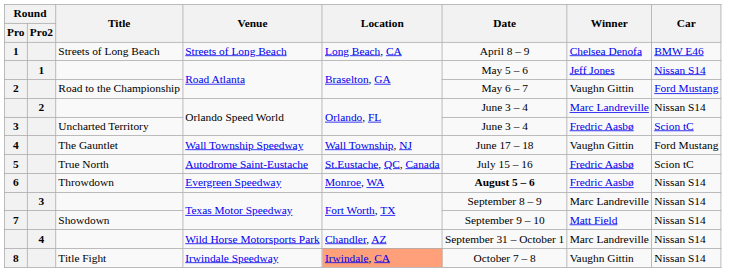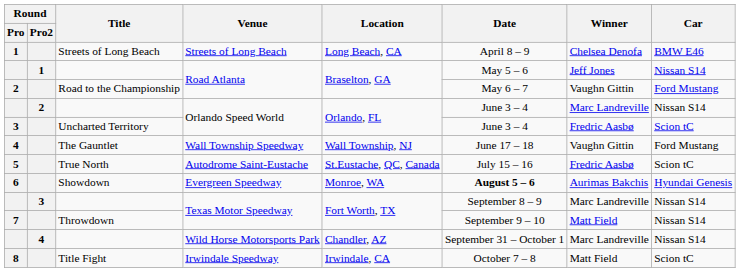(86, 183) Throwdown -> (84, 183) Showdown
(602, 183) Fredric Aasbø -> (609, 183) Aurimas Bakchis
(680, 183) Nissan S14 -> (693, 183) Hyundai Genesis
(84, 220) Showdown -> (86, 220) Throwdown
(358, 258) lightsalmon background -> (358, 258) no background
(602, 258) Vaughn Gittin -> (593, 258) Matt Field
(680, 258) Nissan S14 -> (674, 258) Scion tC
